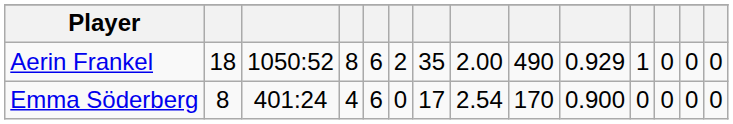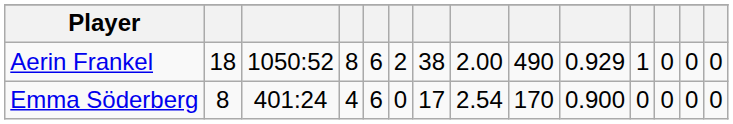(432, 61) 35 -> (432, 61) 38
